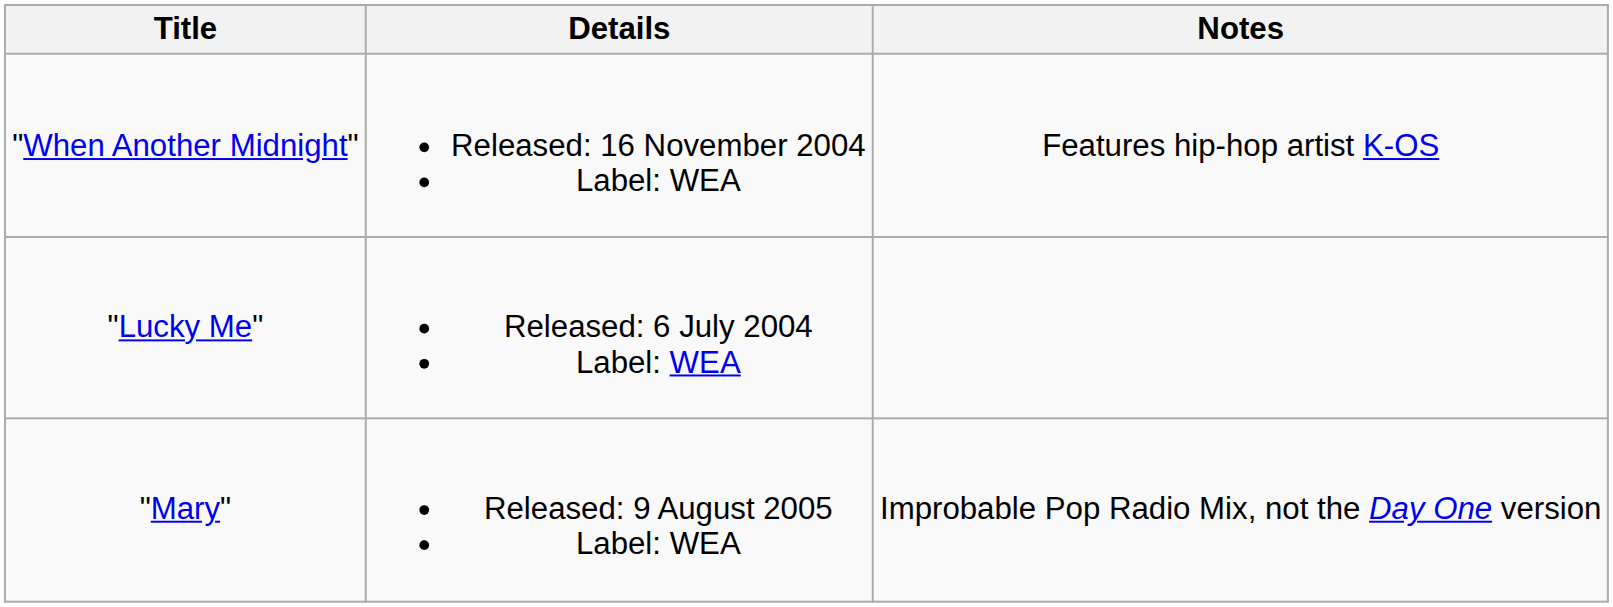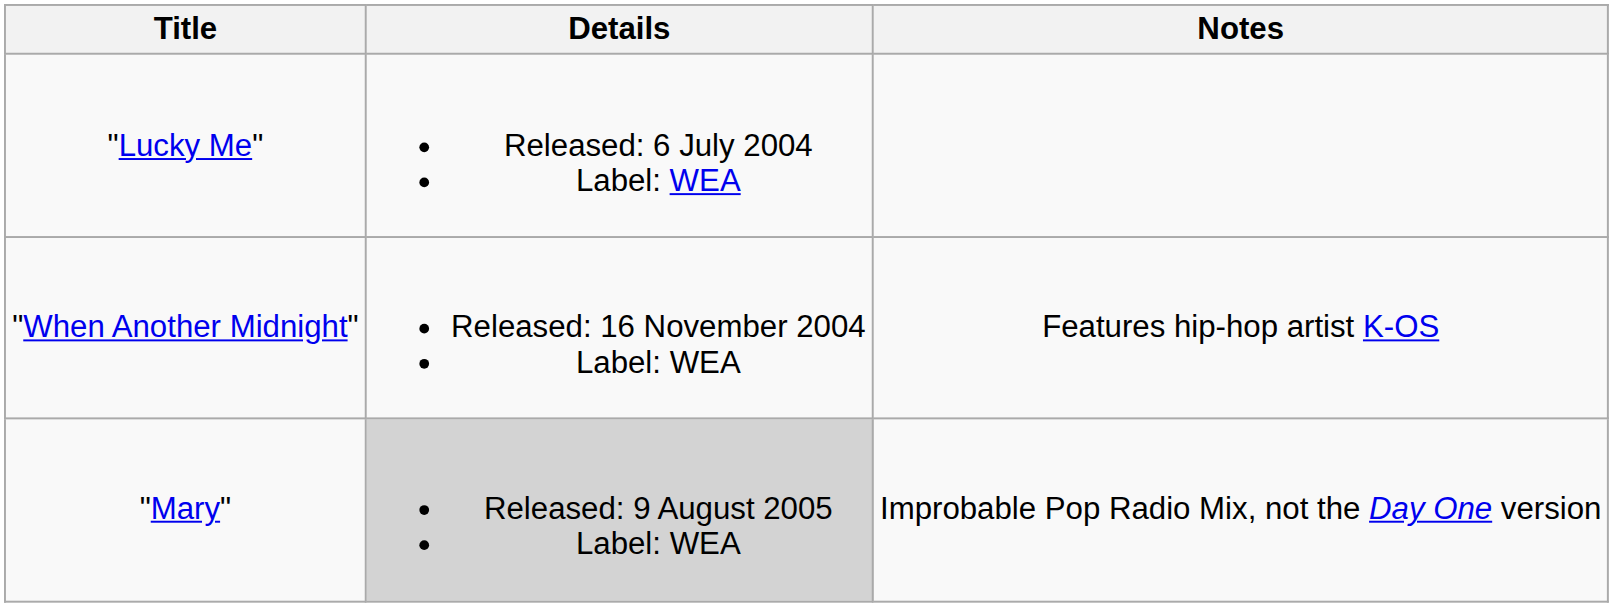rows swapped: (185, 327) <-> (185, 145)
(619, 527) no background -> (619, 527) lightgrey background
